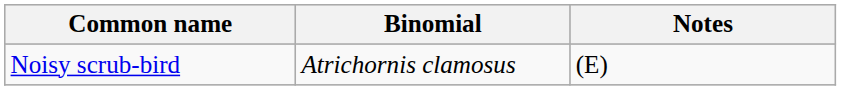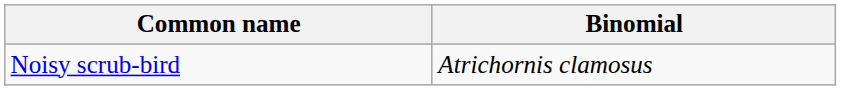- column: (703, 24)
